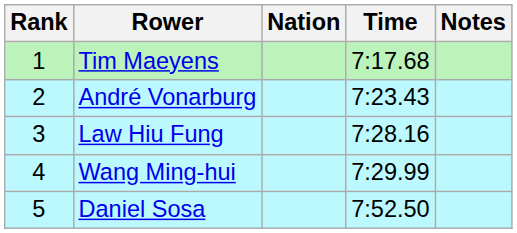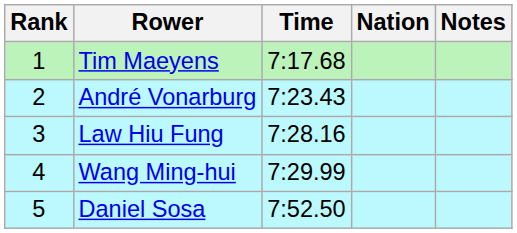columns swapped: (304, 23) <-> (390, 23)
